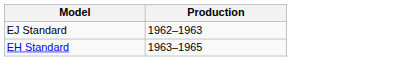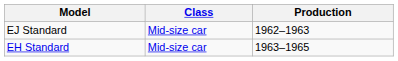+ column: (199, 13)
